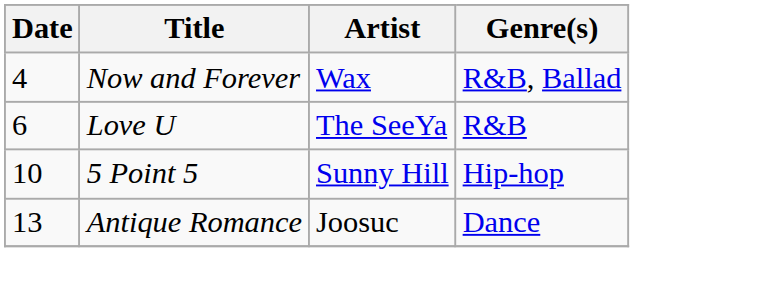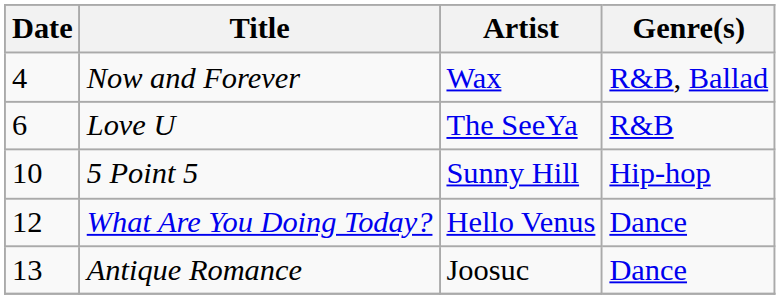+ row: (260, 221)
